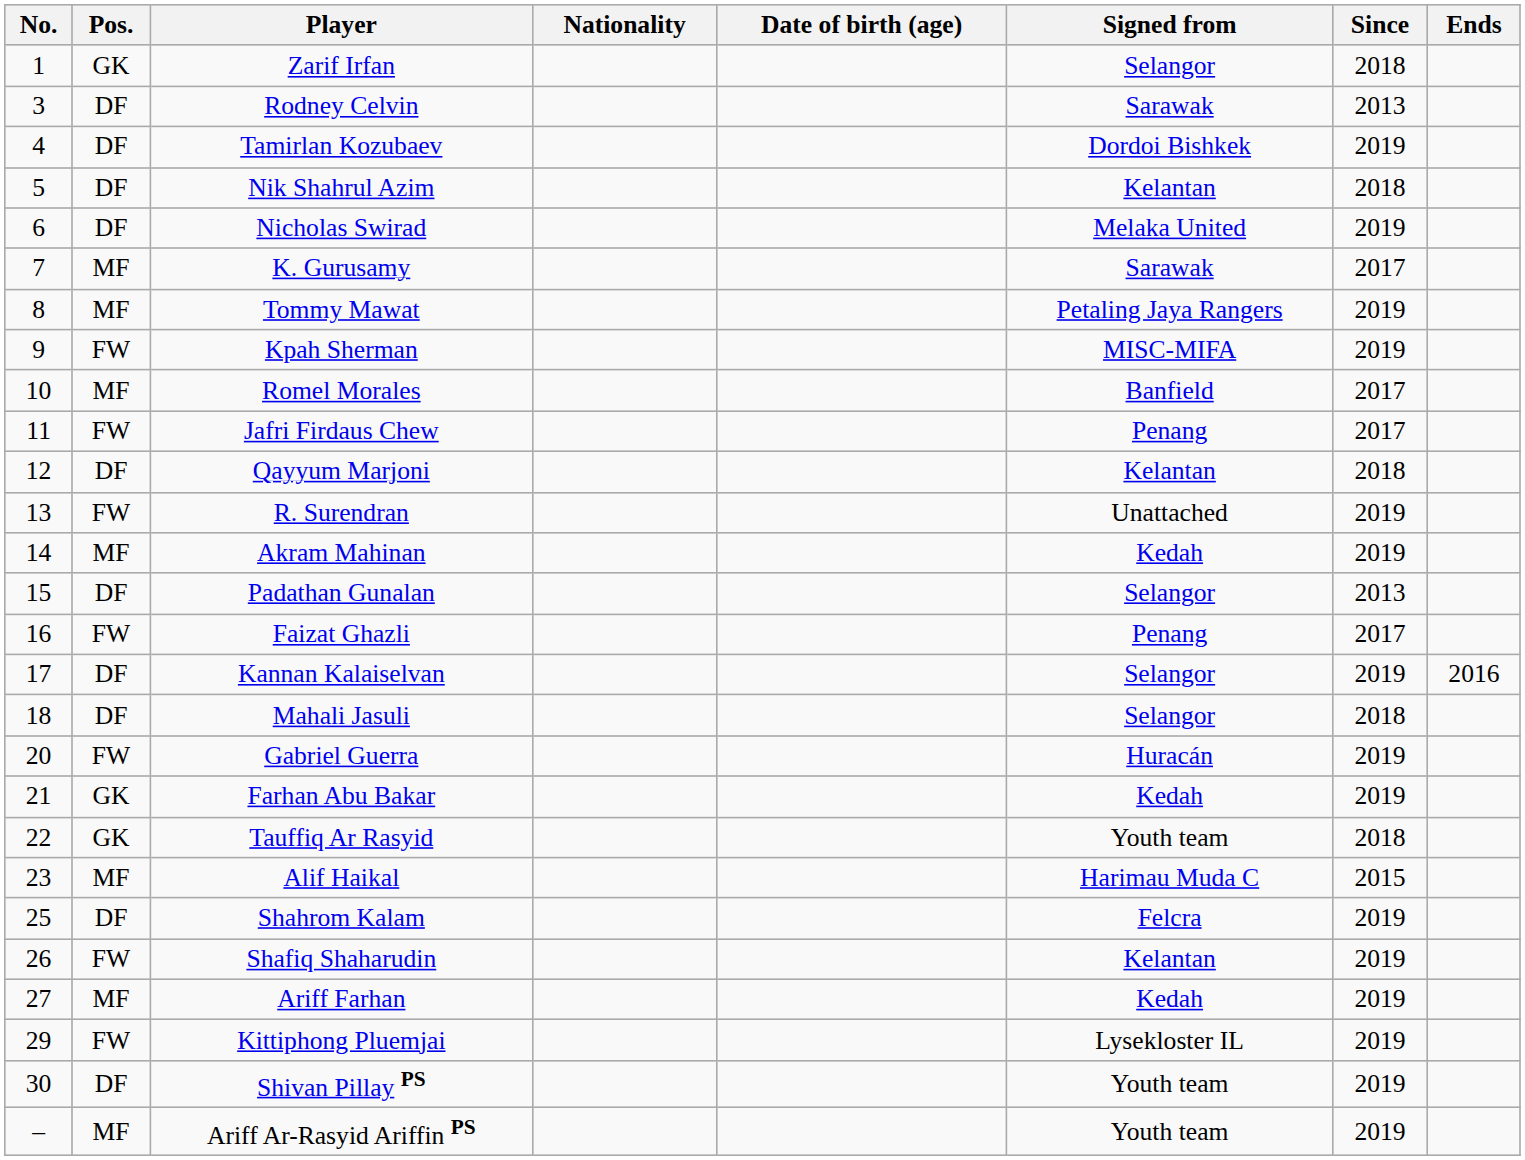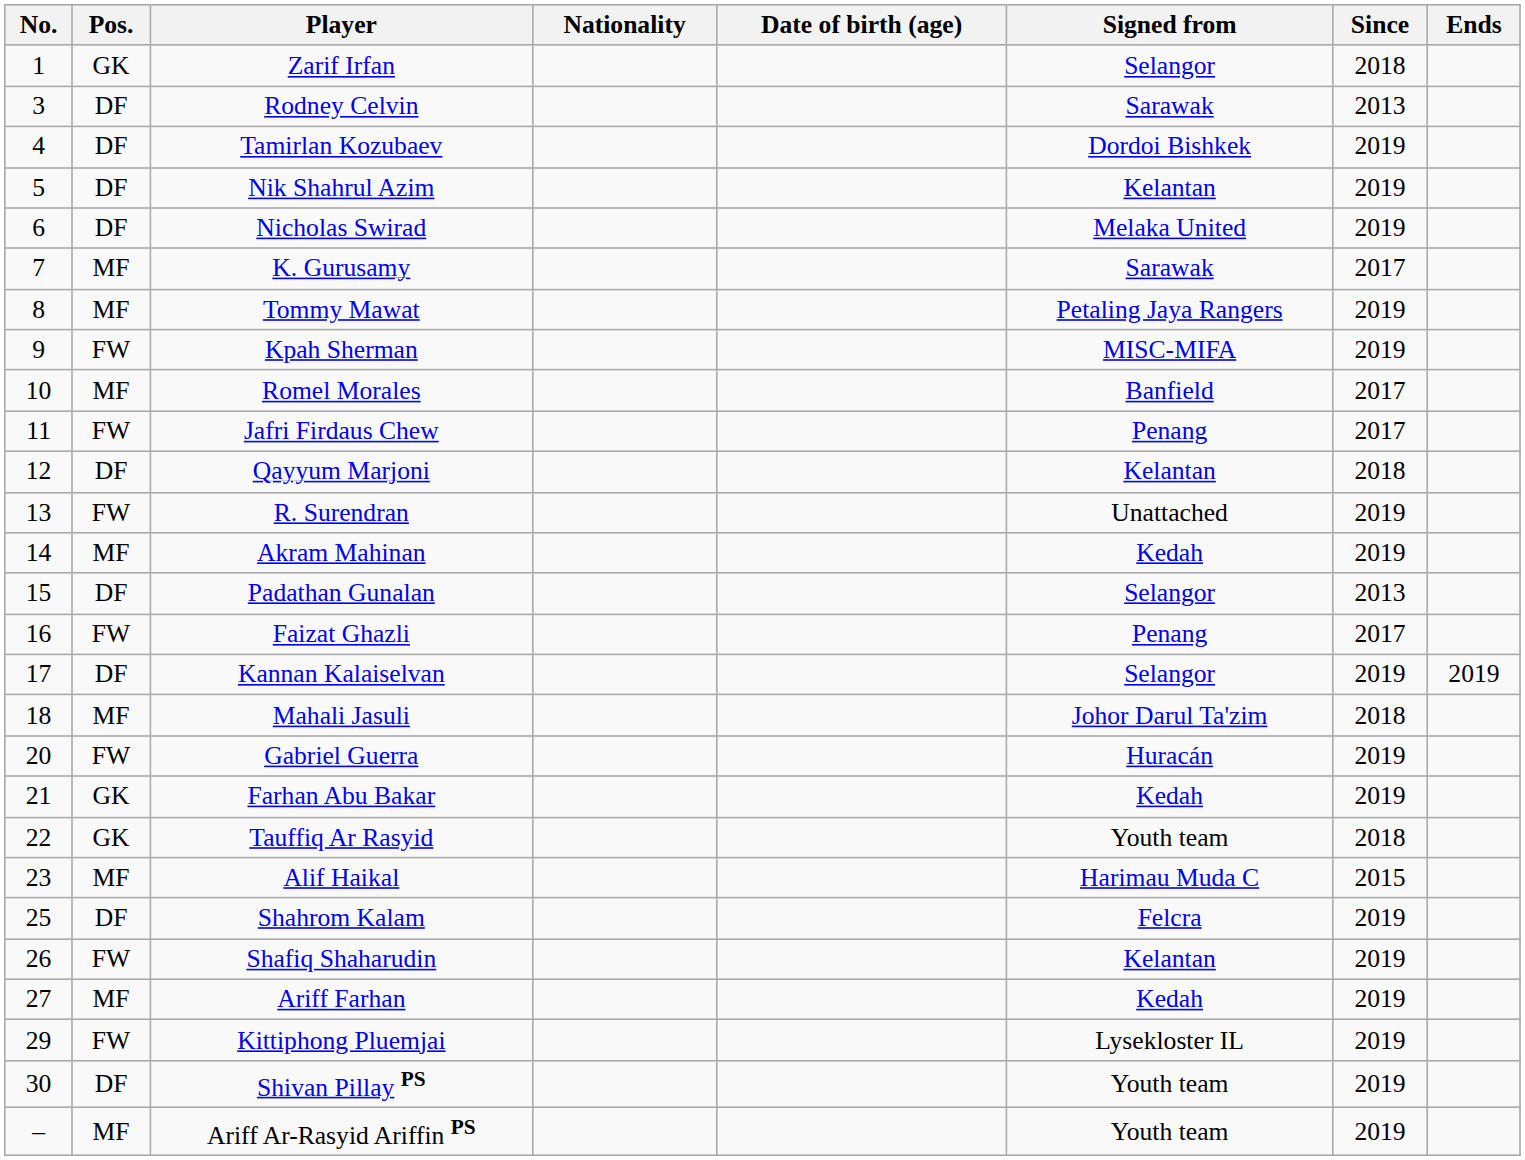(1380, 187) 2018 -> (1380, 187) 2019
(1474, 674) 2016 -> (1474, 674) 2019
(111, 715) DF -> (111, 715) MF
(1170, 715) Selangor -> (1170, 715) Johor Darul Ta'zim
